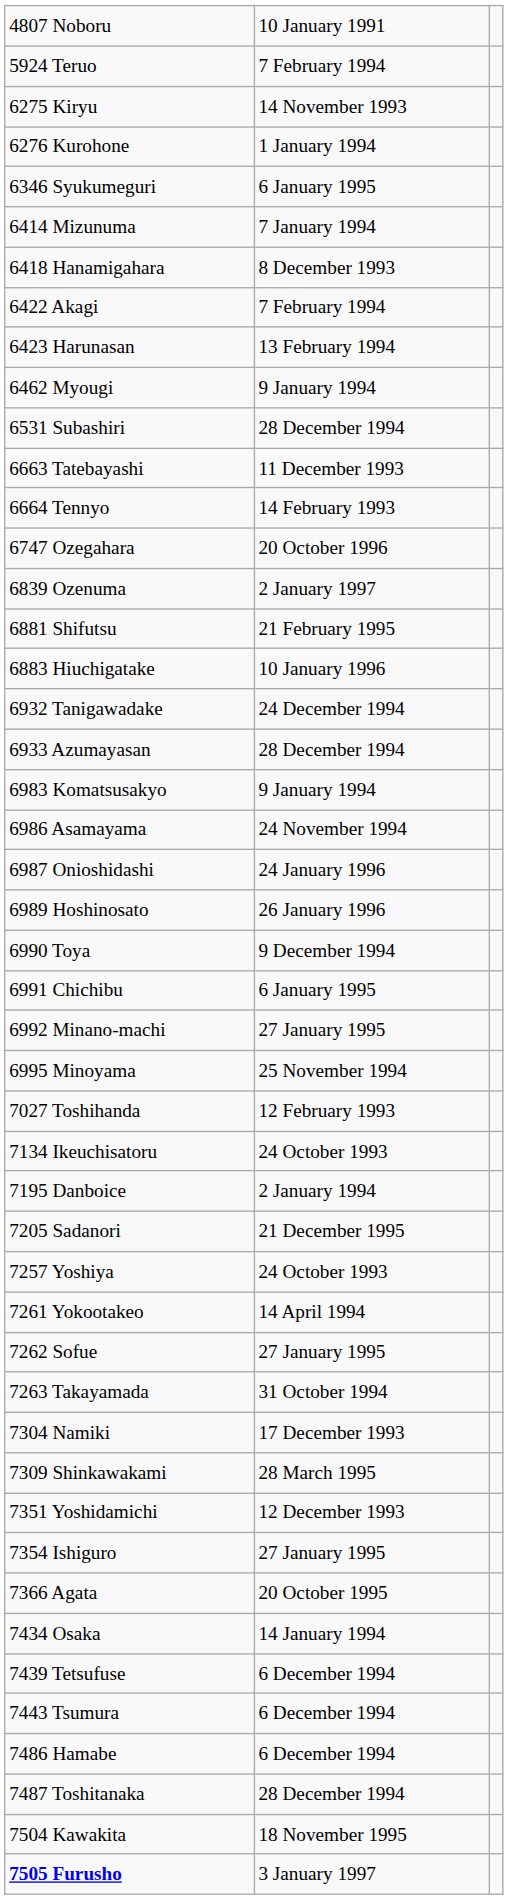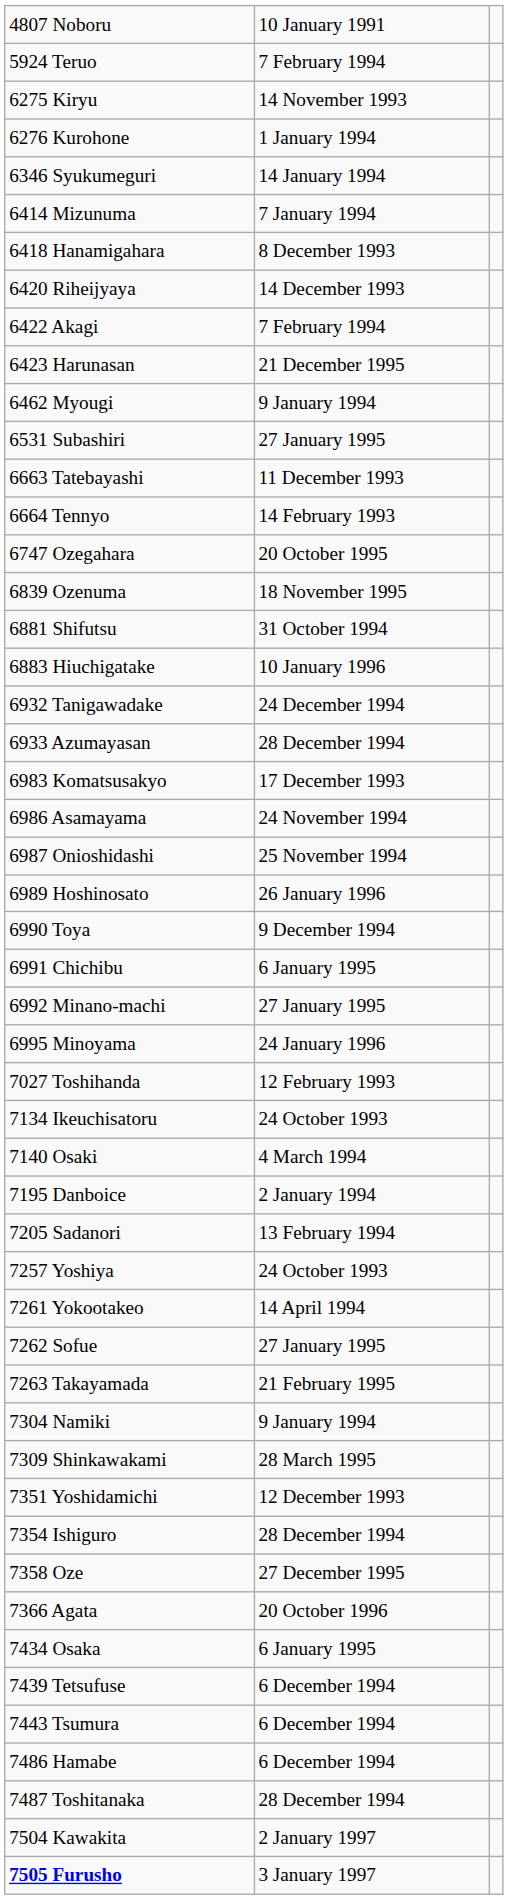(317, 186) 6 January 1995 -> (322, 175) 14 January 1994
+ row: (72, 288)
(327, 347) 13 February 1994 -> (332, 364) 21 December 1995
(332, 427) 28 December 1994 -> (322, 439) 27 January 1995
(323, 548) 20 October 1996 -> (323, 553) 20 October 1995
(317, 588) 2 January 1997 -> (333, 590) 18 November 1995
(327, 628) 21 February 1995 -> (323, 628) 31 October 1994
(317, 789) 9 January 1994 -> (332, 779) 17 December 1993
(322, 869) 24 January 1996 -> (333, 855) 25 November 1994
(333, 1070) 25 November 1994 -> (322, 1044) 24 January 1996
+ row: (53, 1157)
(332, 1231) 21 December 1995 -> (327, 1232) 13 February 1994
(323, 1392) 31 October 1994 -> (327, 1383) 21 February 1995
(332, 1432) 17 December 1993 -> (317, 1421) 9 January 1994
(322, 1552) 27 January 1995 -> (332, 1534) 28 December 1994
+ row: (46, 1572)
(323, 1592) 20 October 1995 -> (323, 1610) 20 October 1996
(322, 1633) 14 January 1994 -> (317, 1648) 6 January 1995
(333, 1834) 18 November 1995 -> (317, 1836) 2 January 1997
